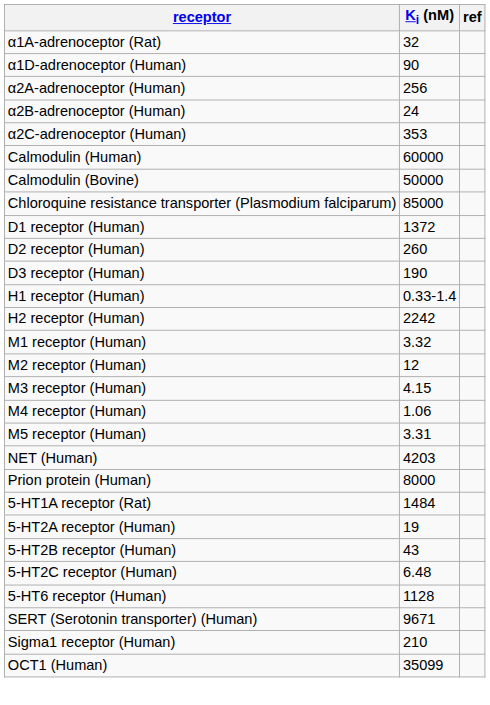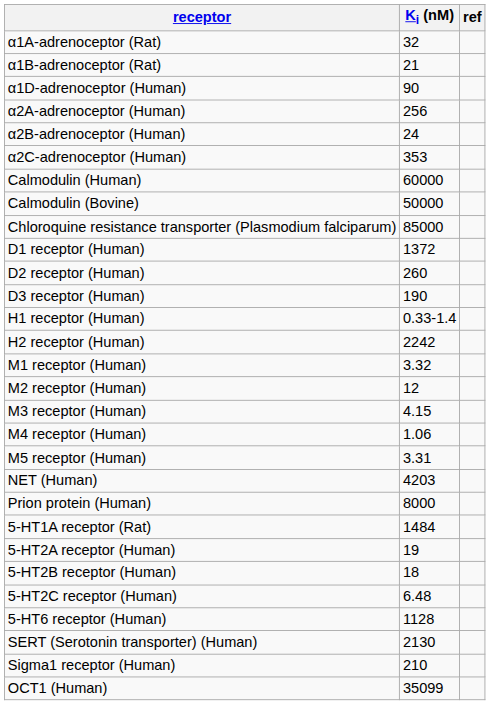+ row: (84, 65)
(411, 550) 43 -> (411, 573) 18
(419, 619) 9671 -> (419, 642) 2130
